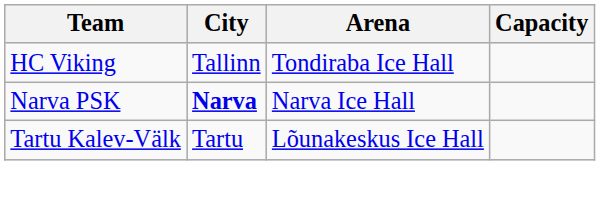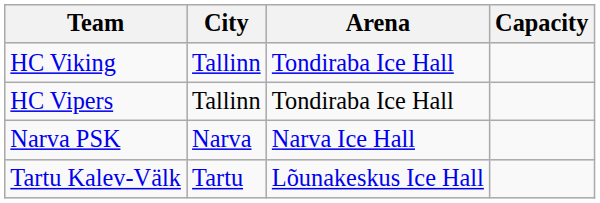+ row: (62, 100)
(224, 100) bold -> (222, 139) normal
